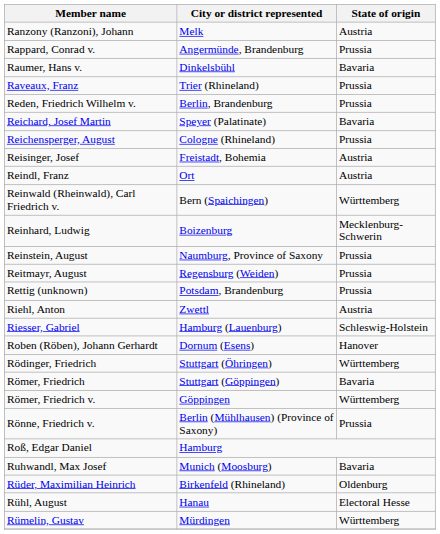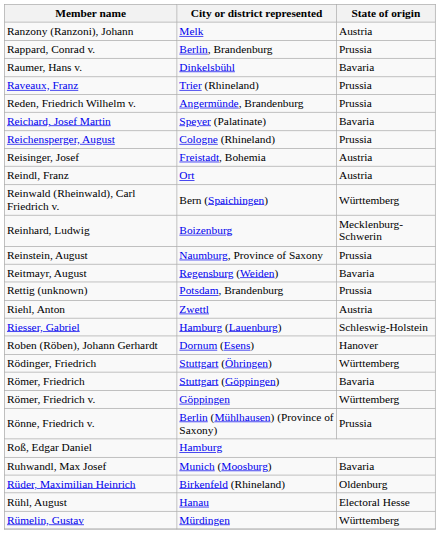(241, 49) Angermünde, Brandenburg -> (226, 49) Berlin, Brandenburg
(226, 103) Berlin, Brandenburg -> (241, 103) Angermünde, Brandenburg
(355, 273) Prussia -> (357, 273) Bavaria
